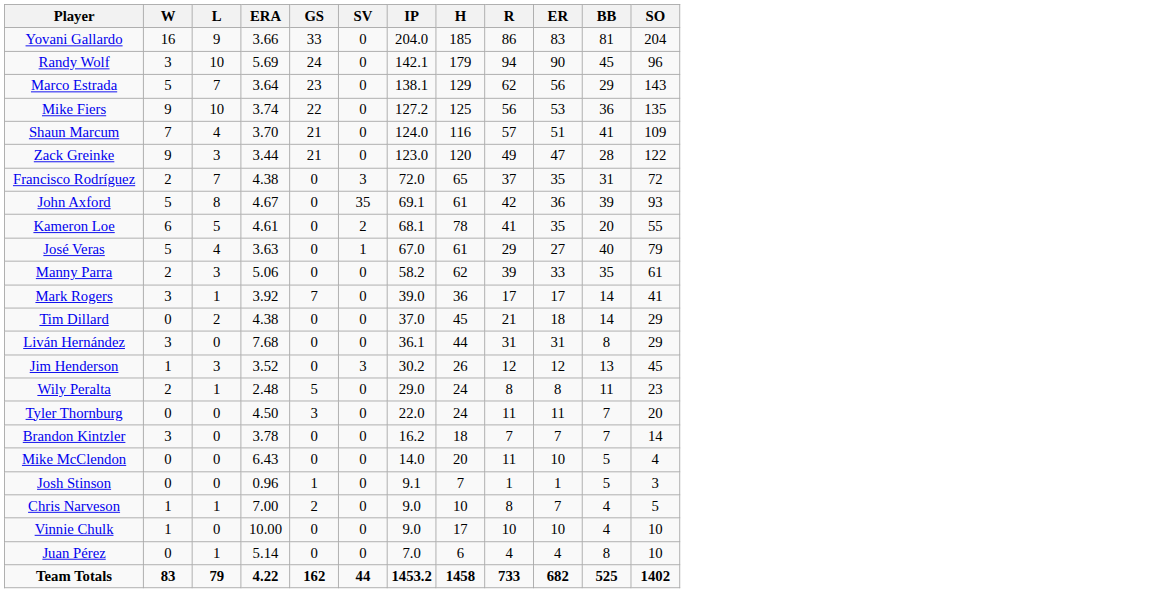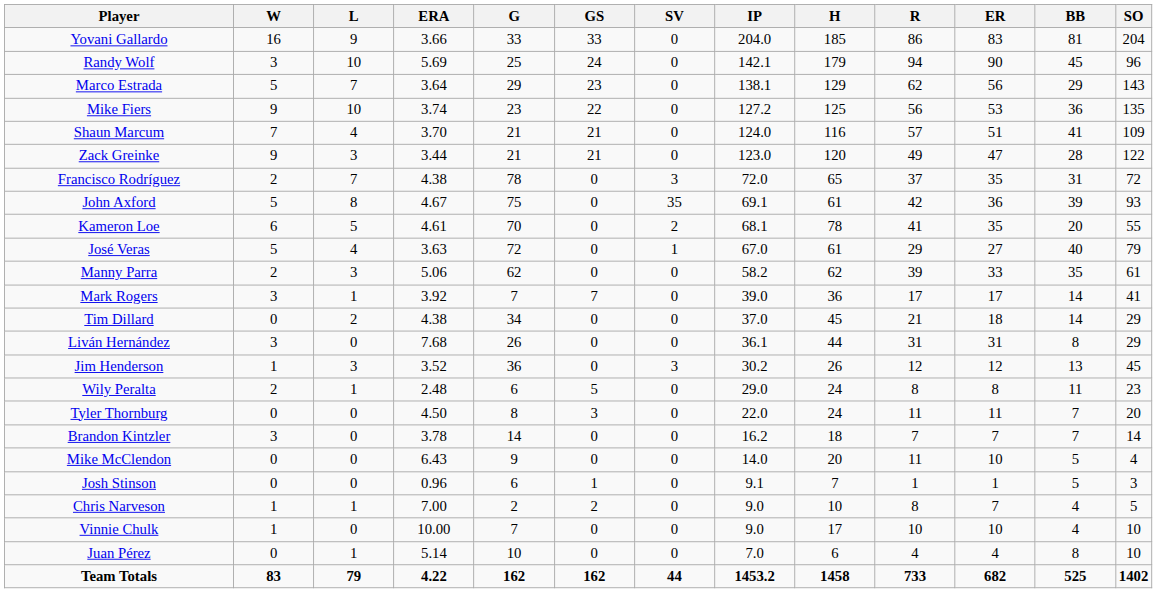+ column: (514, 16)
